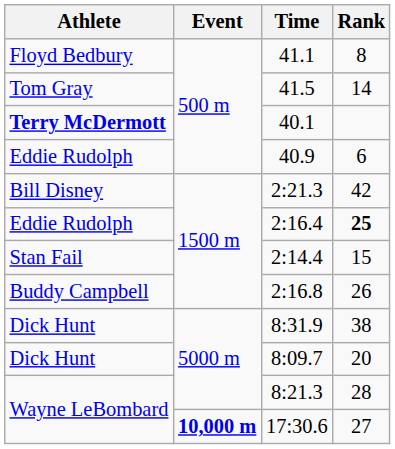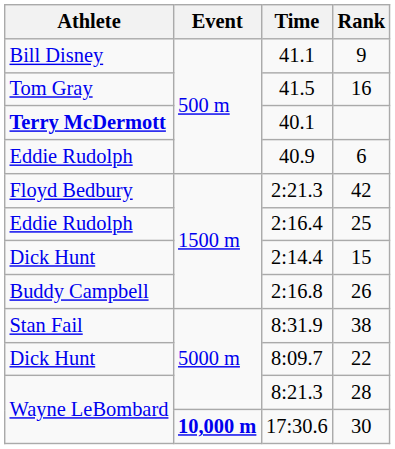(71, 55) Floyd Bedbury -> (56, 55) Bill Disney
(361, 55) 8 -> (361, 55) 9
(361, 89) 14 -> (361, 89) 16
(56, 190) Bill Disney -> (71, 190) Floyd Bedbury
(361, 224) bold -> (361, 224) normal
(46, 257) Stan Fail -> (52, 257) Dick Hunt
(52, 325) Dick Hunt -> (46, 325) Stan Fail
(361, 359) 20 -> (361, 359) 22
(361, 426) 27 -> (361, 426) 30
